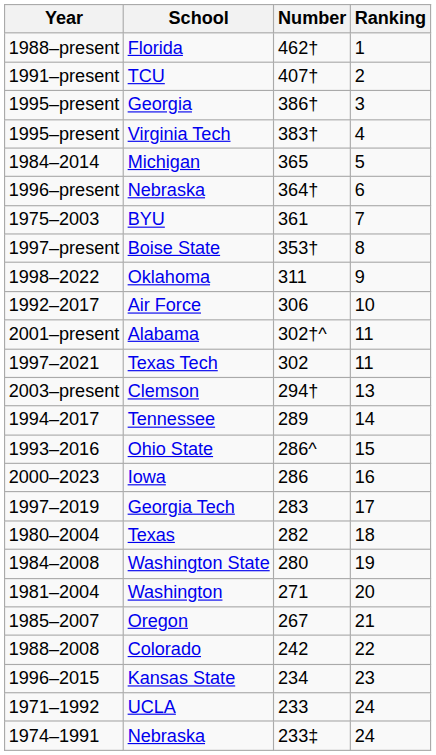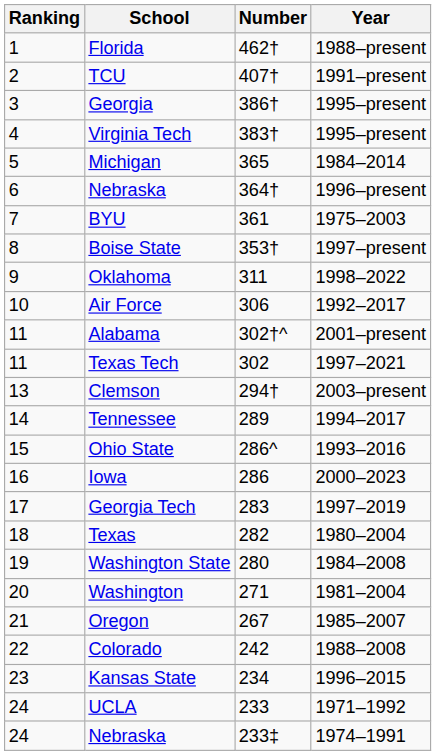columns swapped: (390, 18) <-> (64, 18)
